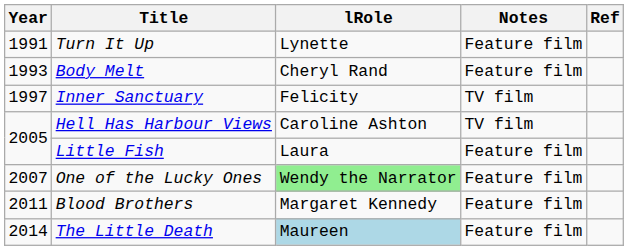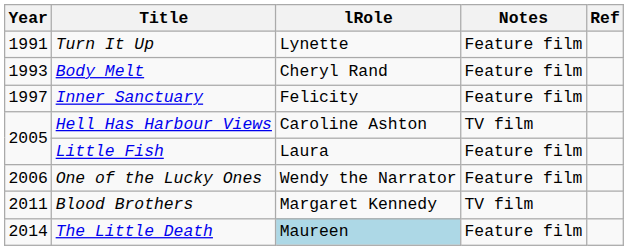(499, 98) TV film -> (523, 98) Feature film
(28, 178) 2007 -> (28, 178) 2006
(368, 178) lightgreen background -> (368, 178) no background
(523, 205) Feature film -> (499, 205) TV film
